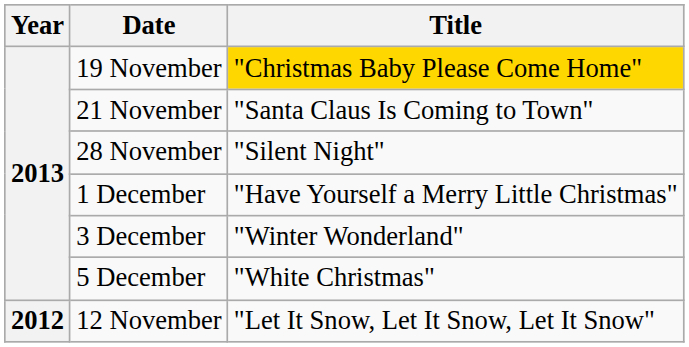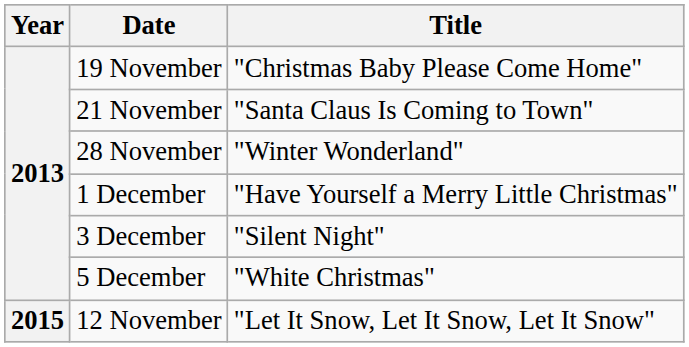(438, 67) gold background -> (438, 67) no background
(309, 151) "Silent Night" -> (349, 151) "Winter Wonderland"
(349, 236) "Winter Wonderland" -> (309, 236) "Silent Night"
(38, 320) 2012 -> (38, 320) 2015
